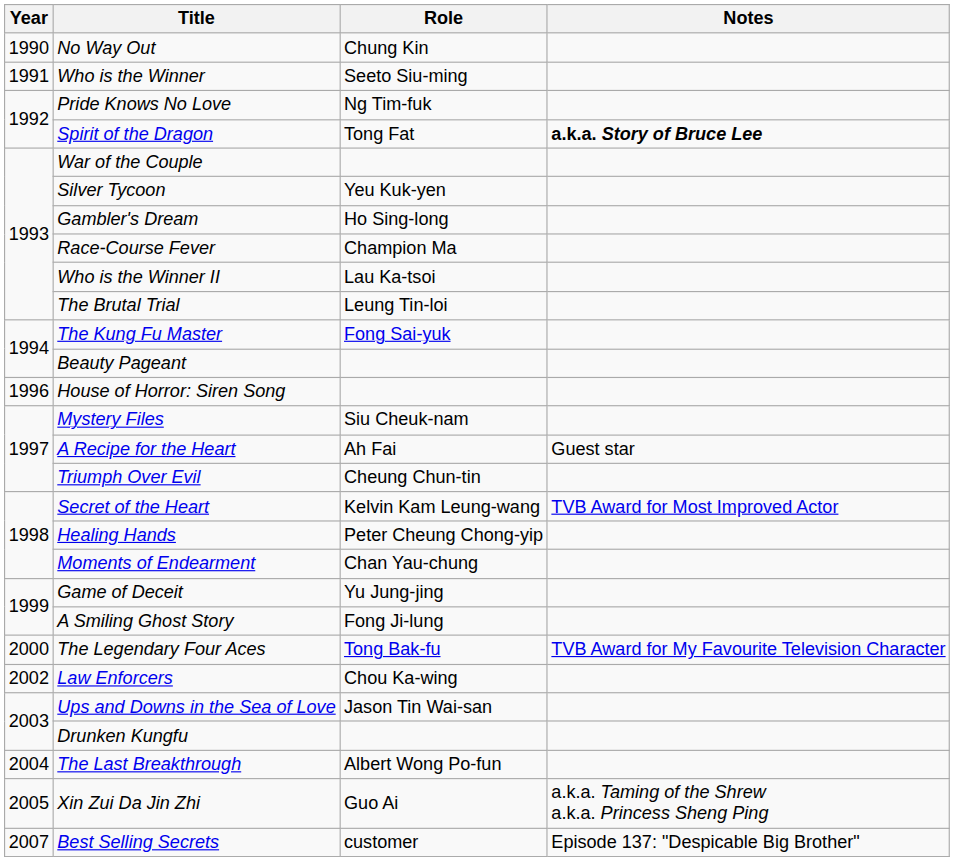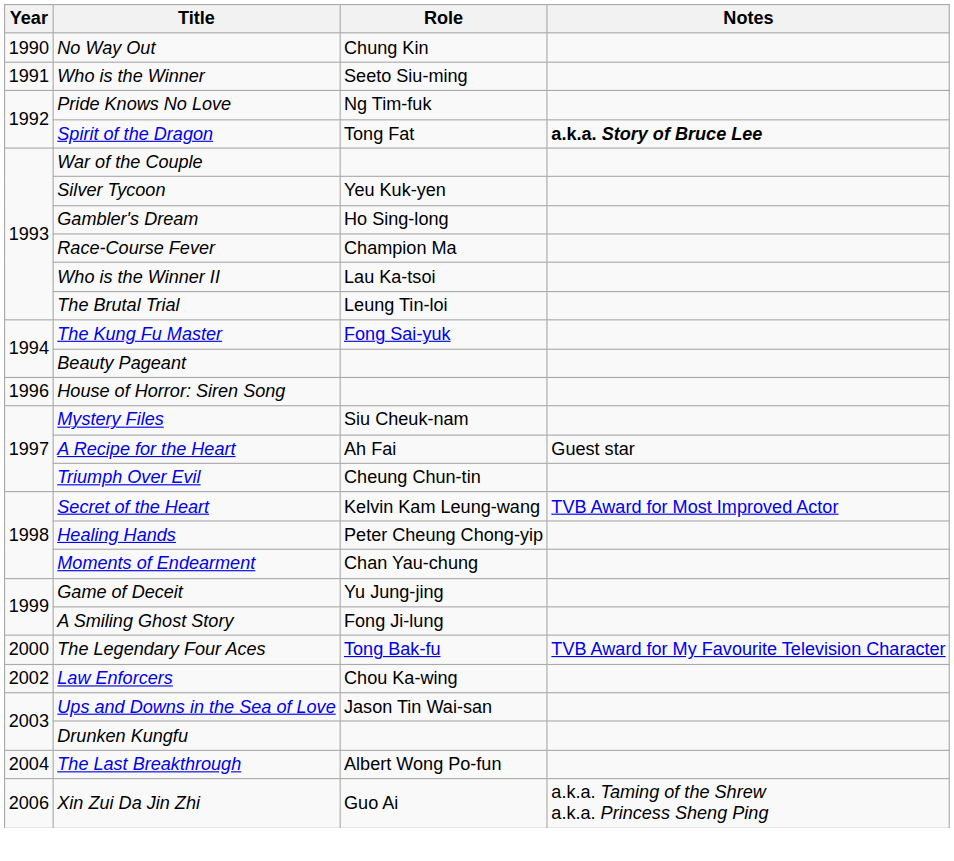(29, 803) 2005 -> (29, 803) 2006
- row: (138, 842)
